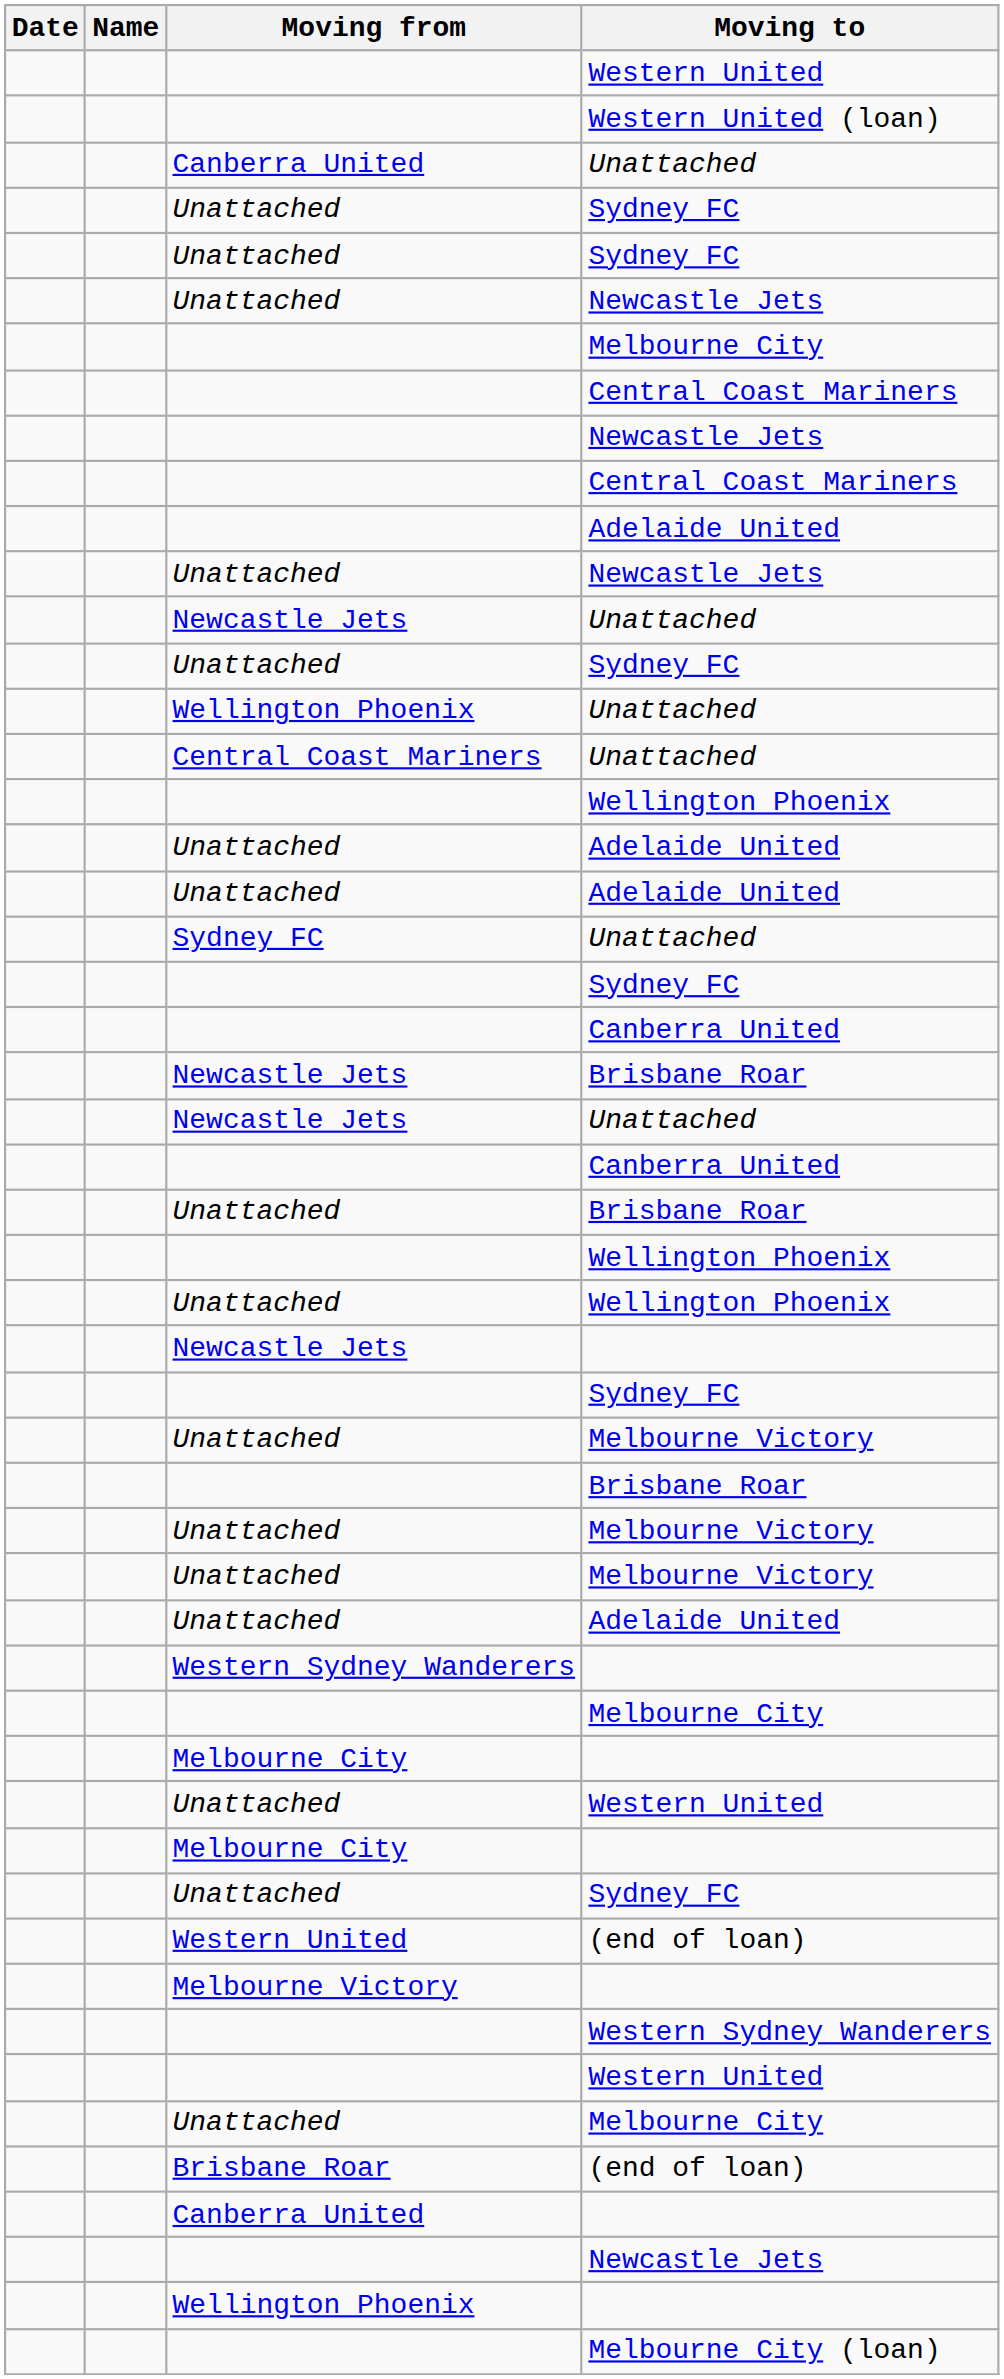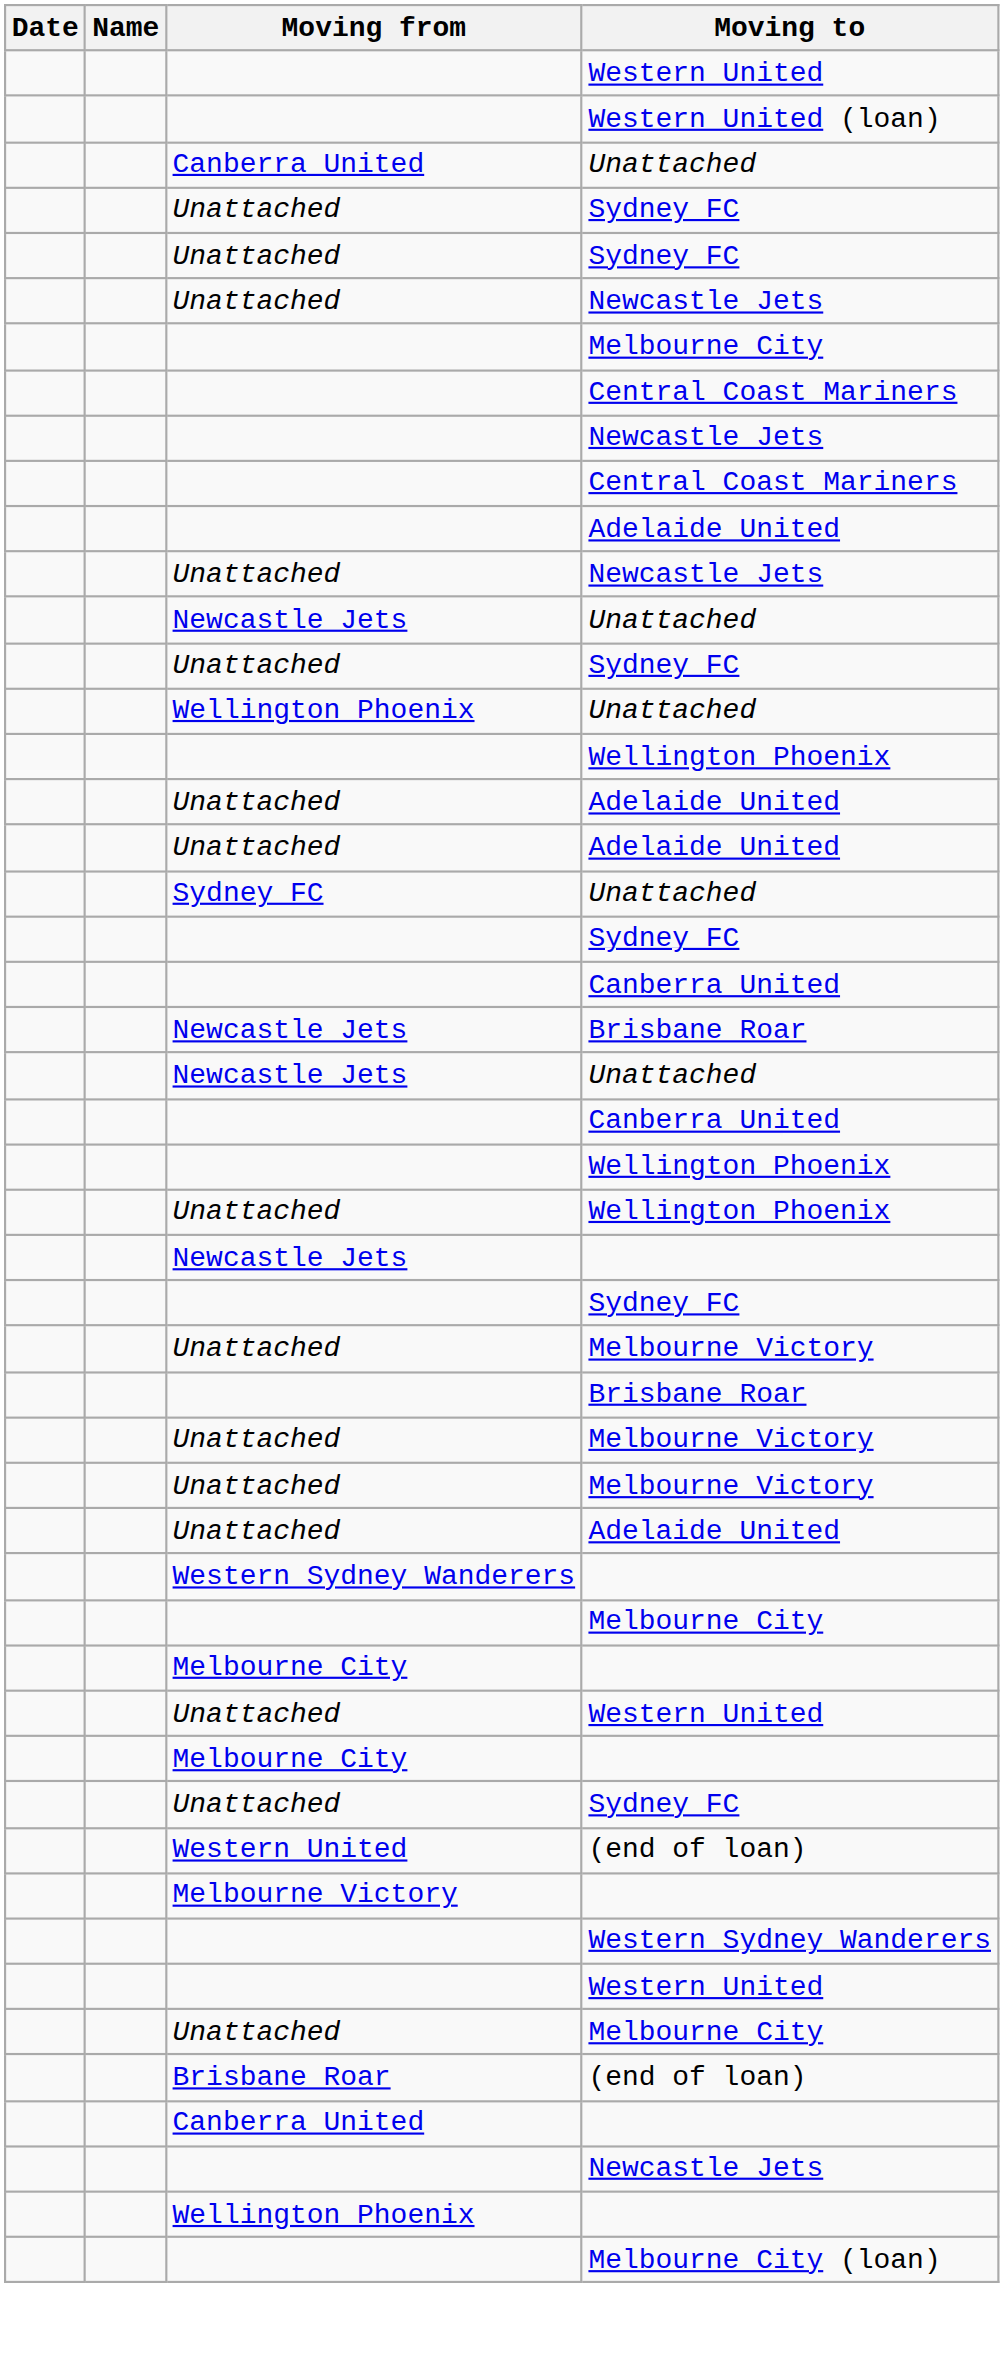- row: (357, 757)
- row: (256, 1212)
